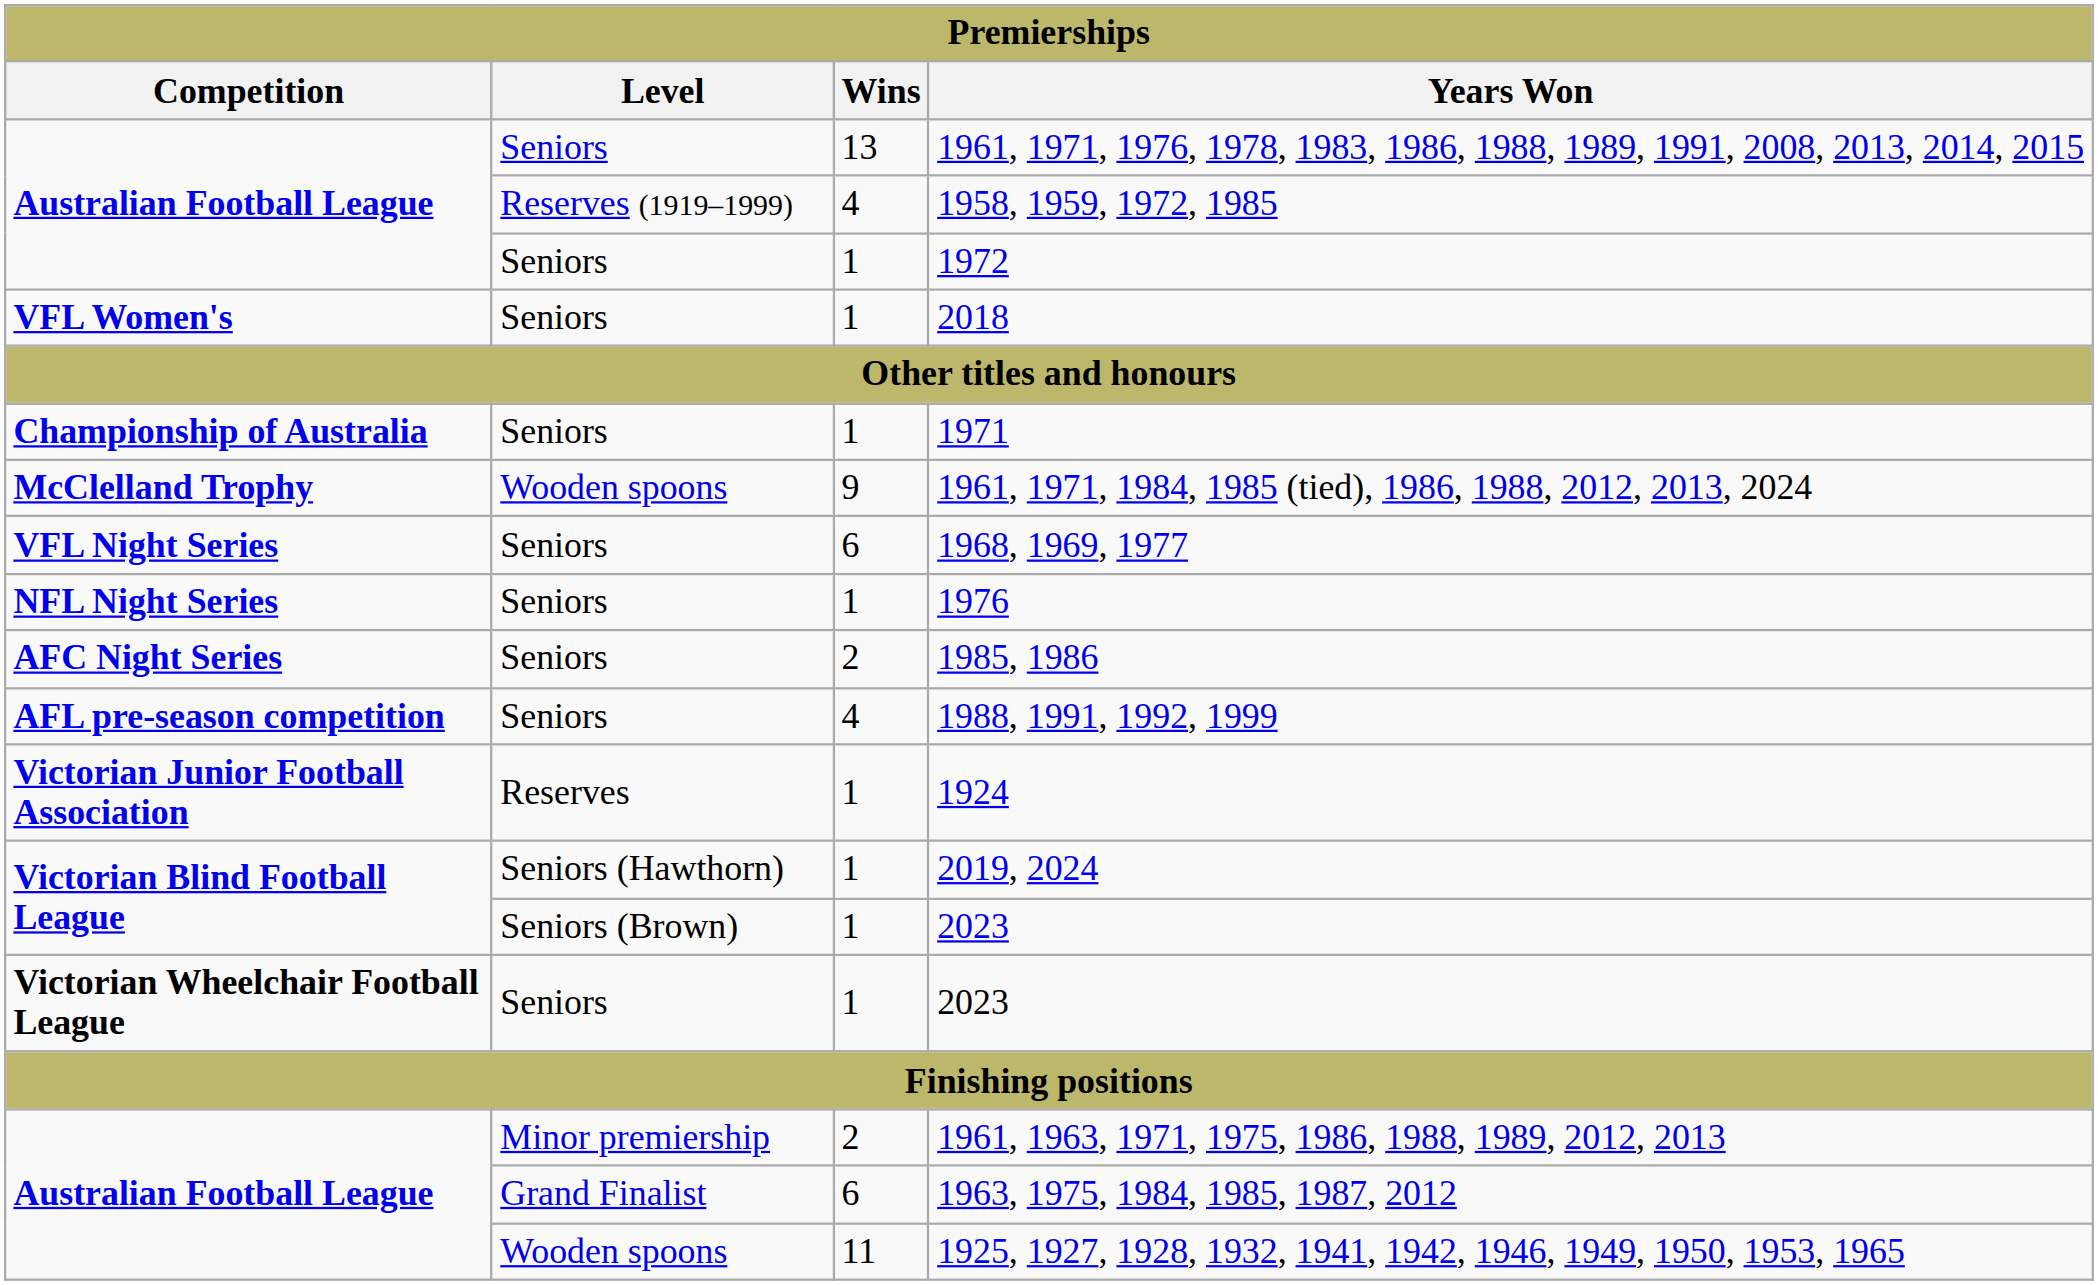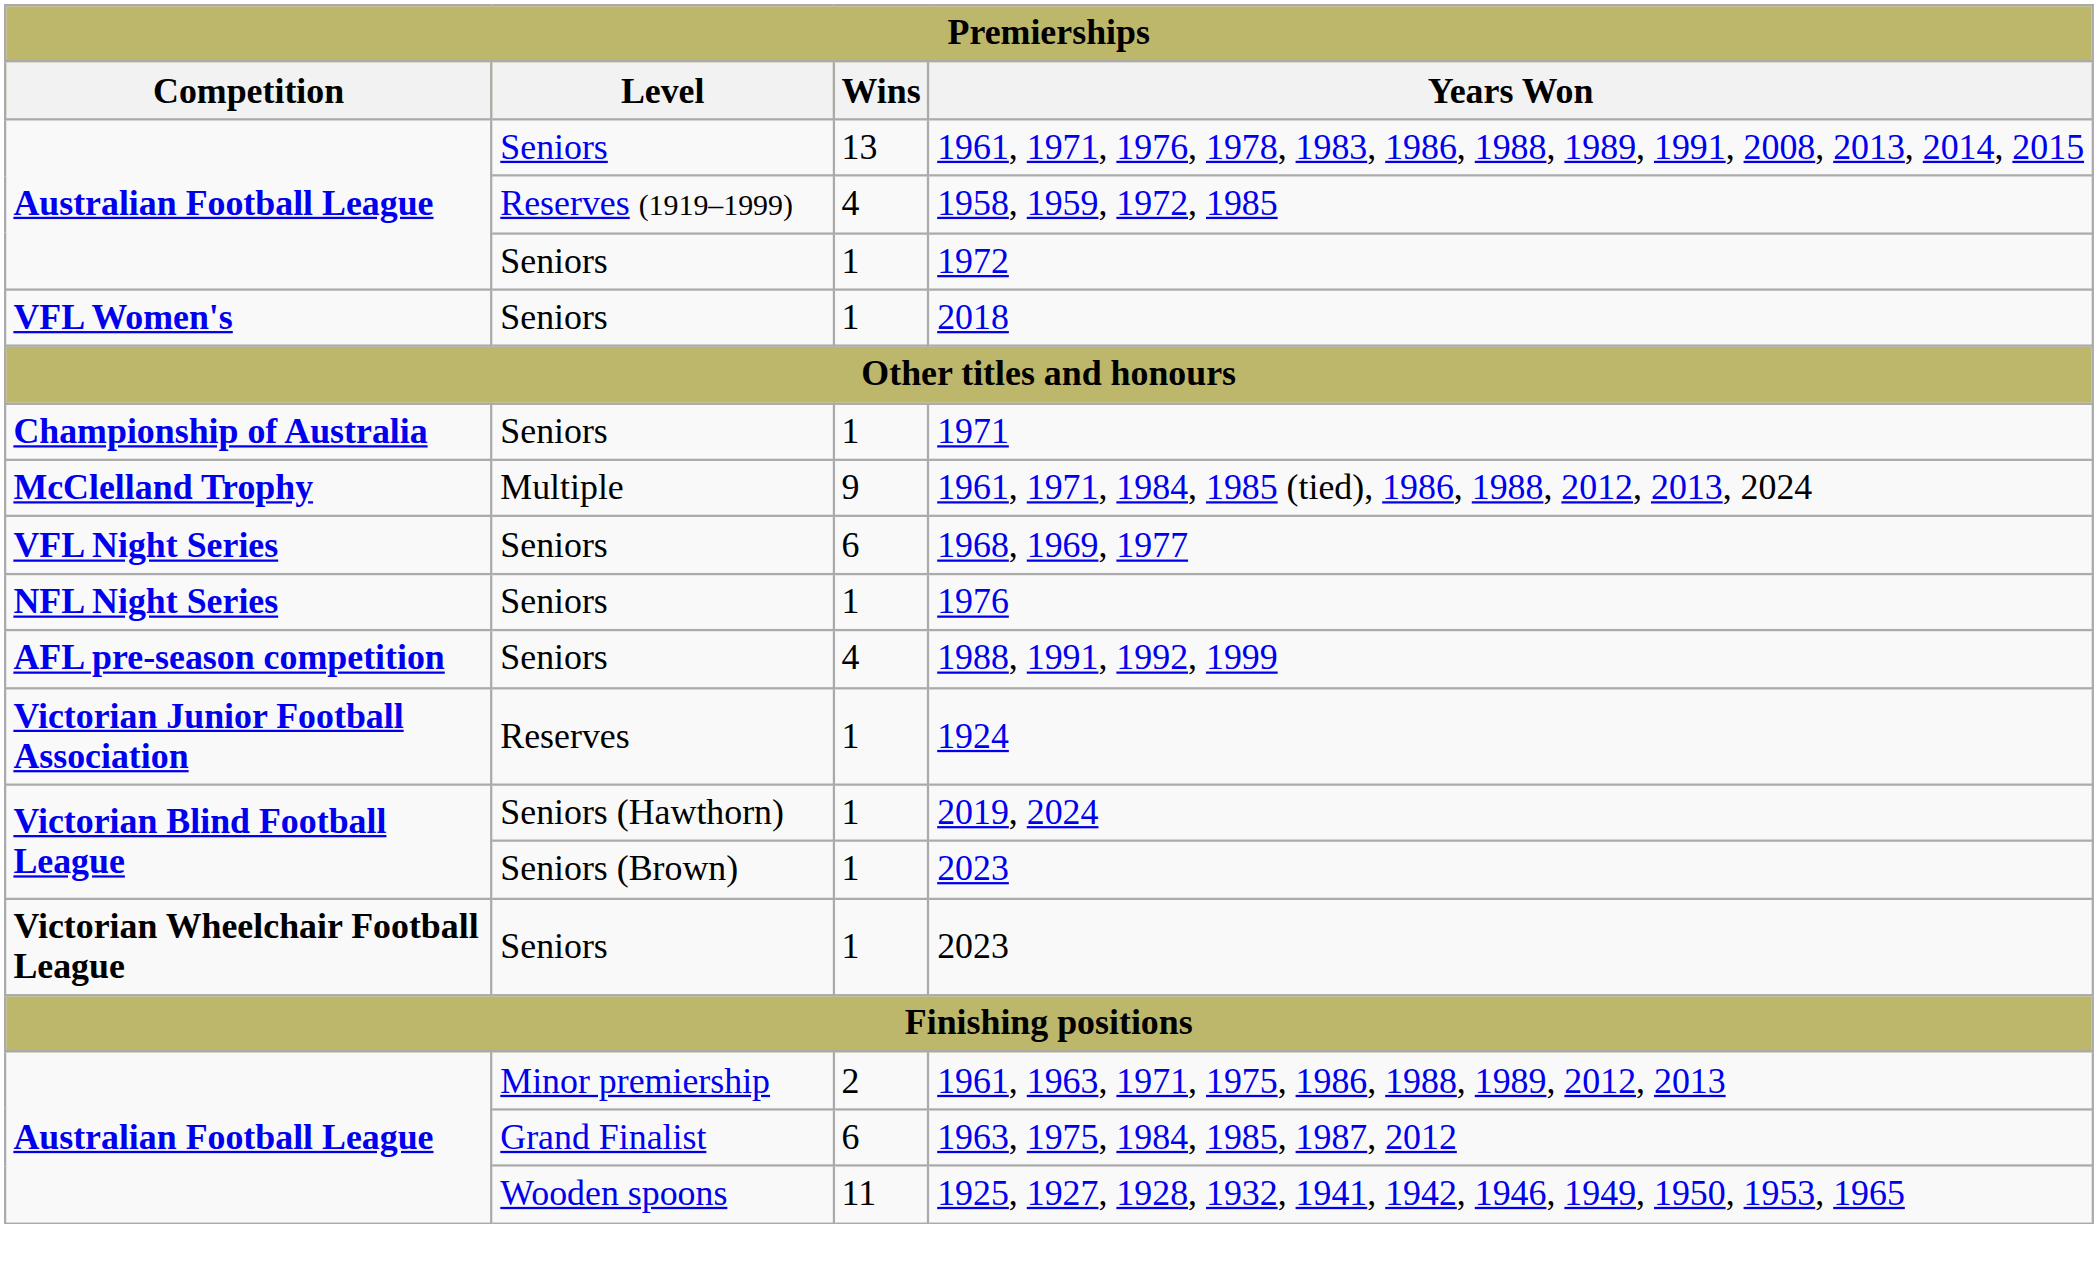(614, 487) Wooden spoons -> (562, 487) Multiple
- row: (148, 658)
